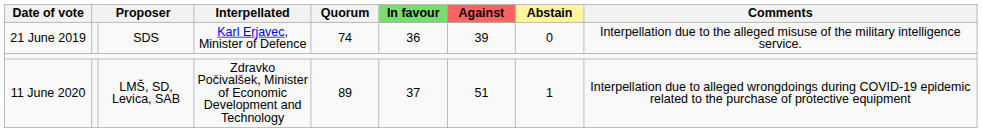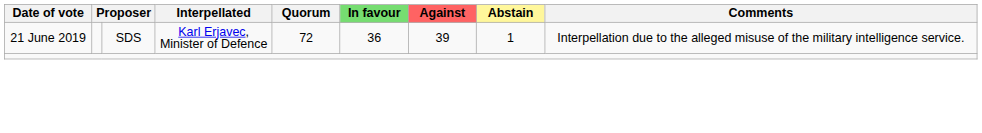(345, 38) 74 -> (306, 38) 72
(550, 38) 0 -> (511, 38) 1
- row: (48, 93)
